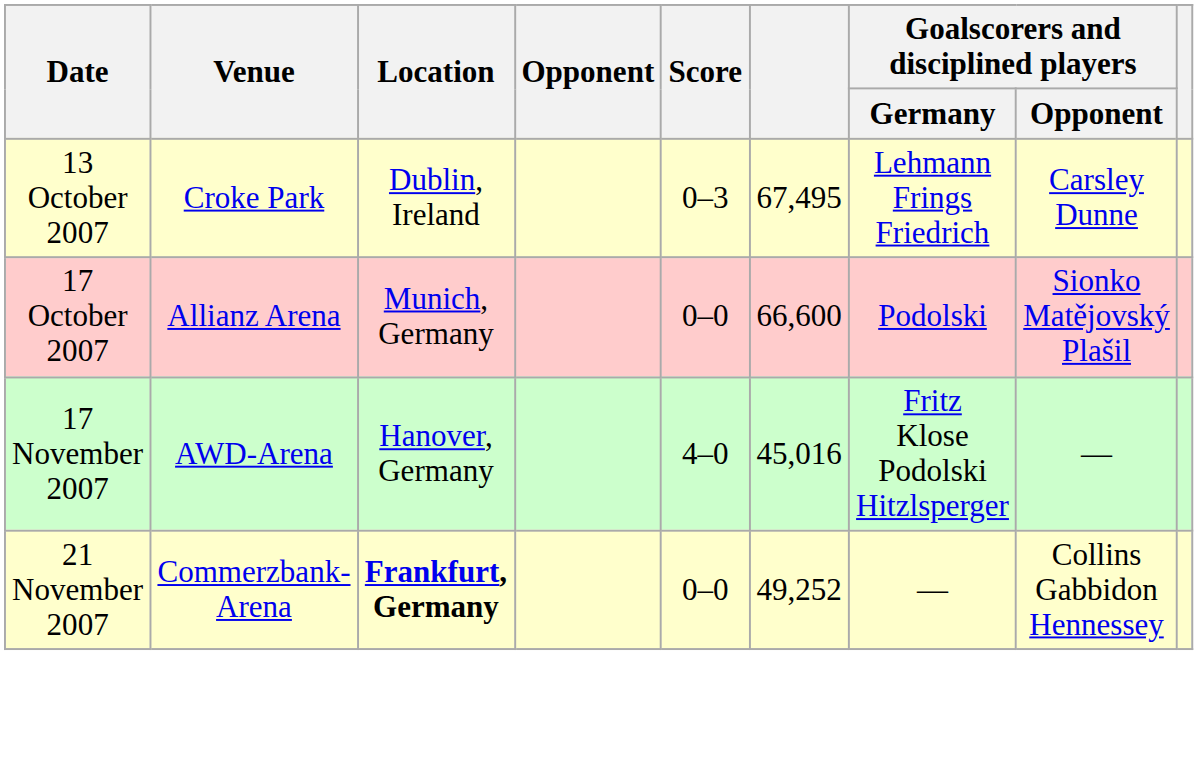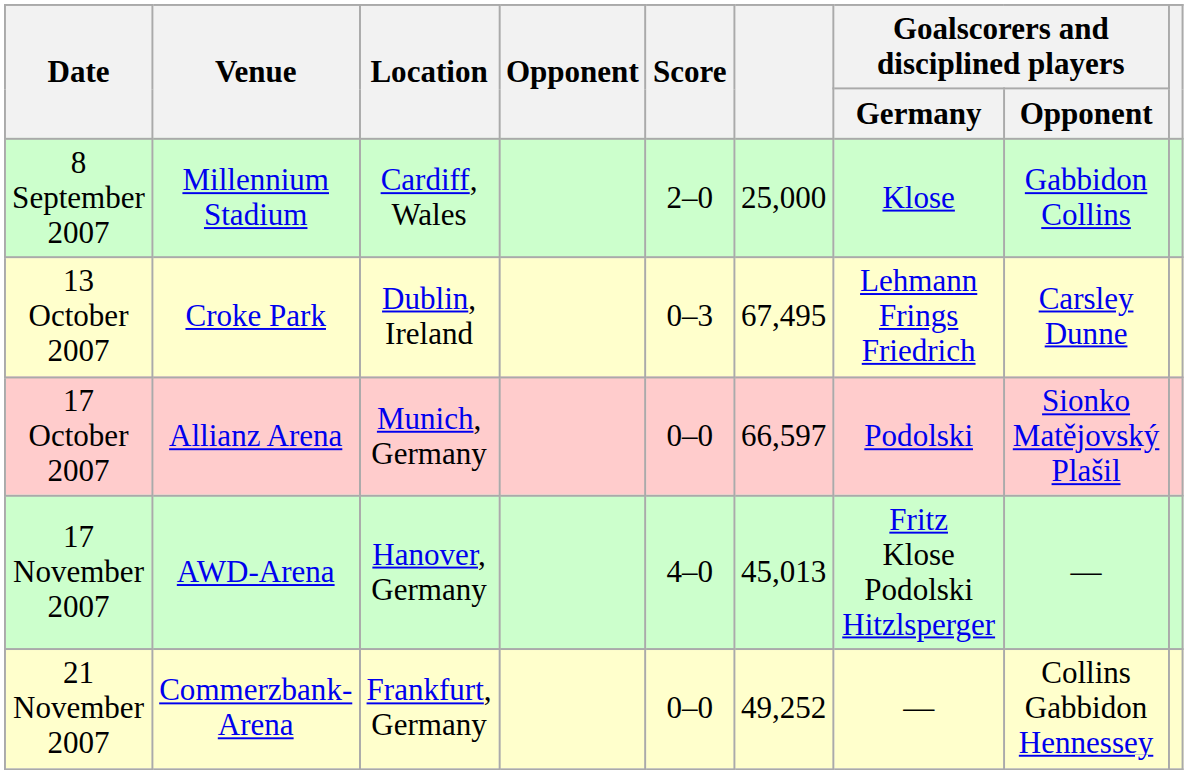+ row: (78, 197)
(799, 316) 66,600 -> (784, 435) 66,597
(799, 453) 45,016 -> (784, 572) 45,013
(436, 589) bold -> (429, 708) normal
